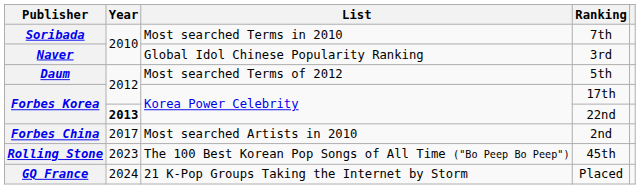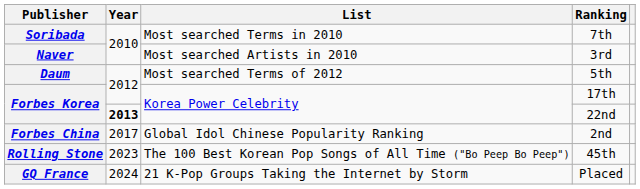(284, 54) Global Idol Chinese Popularity Ranking -> (251, 54) Most searched Artists in 2010
(251, 134) Most searched Artists in 2010 -> (284, 134) Global Idol Chinese Popularity Ranking
